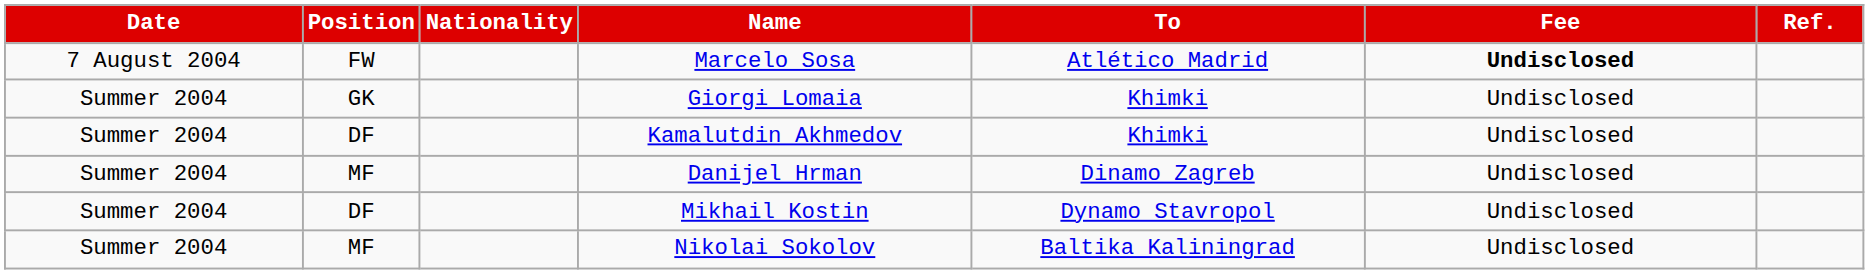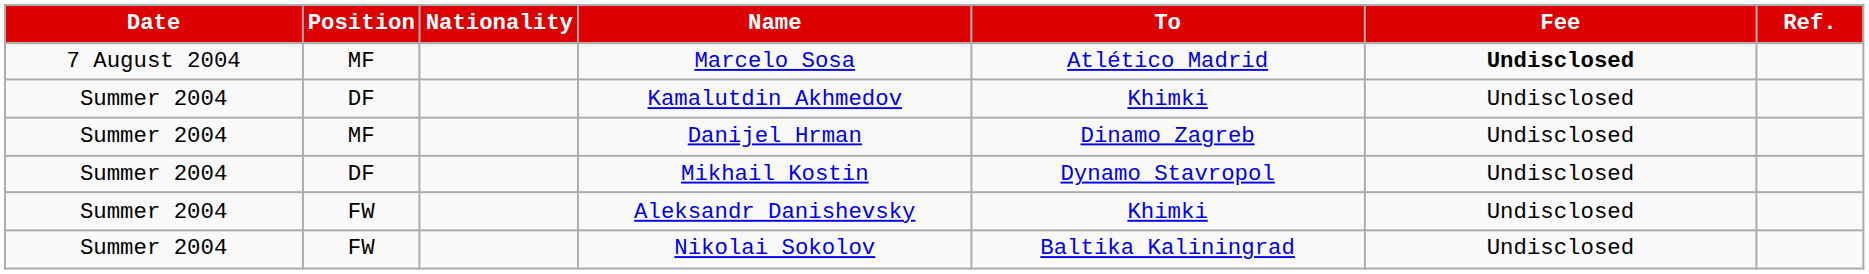(361, 61) FW -> (361, 61) MF
- row: (775, 99)
+ row: (775, 211)
(361, 249) MF -> (361, 249) FW
